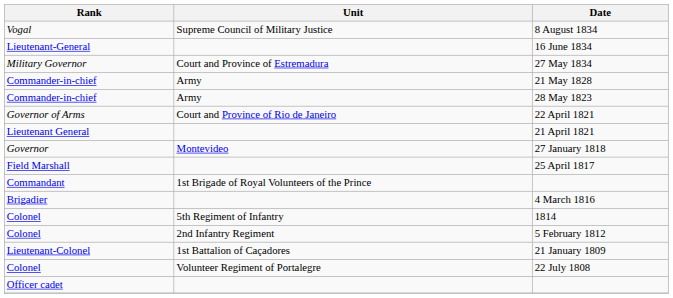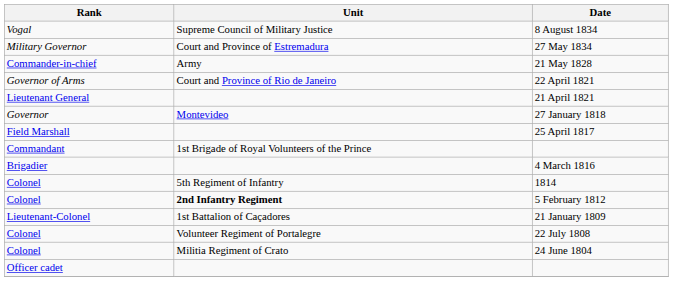- row: (48, 47)
- row: (52, 98)
(225, 234) normal -> (229, 200) bold
+ row: (24, 251)
